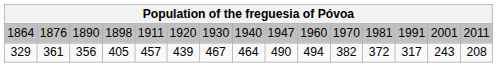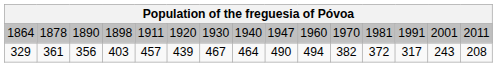(53, 33) 1876 -> (53, 33) 1878
(119, 52) 405 -> (119, 52) 403
